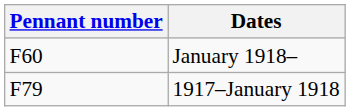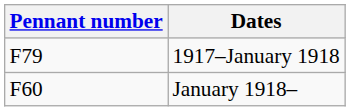rows swapped: (256, 88) <-> (235, 55)
